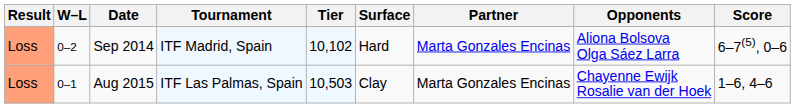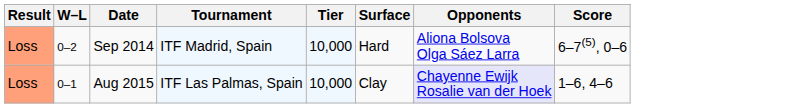- column: (494, 15)
(331, 45) 10,102 -> (331, 45) 10,000
(331, 84) 10,503 -> (331, 84) 10,000
(644, 84) no background -> (484, 84) lavender background
